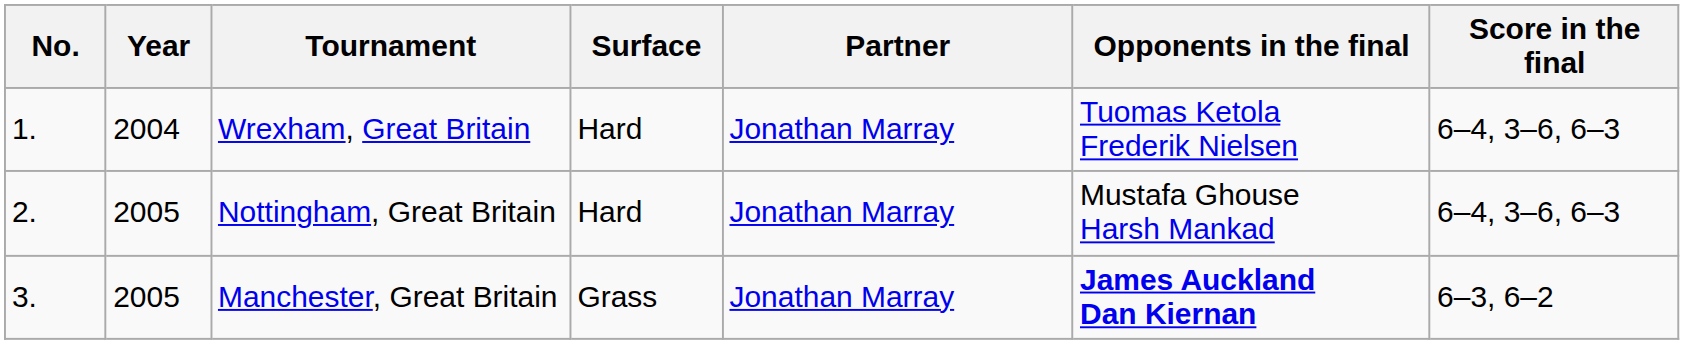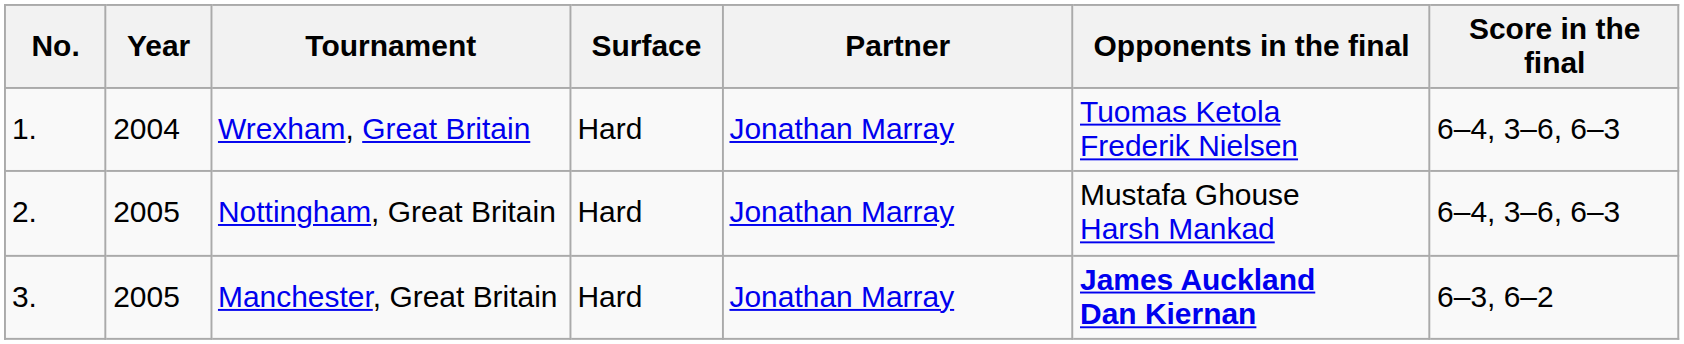(617, 295) Grass -> (610, 295) Hard
